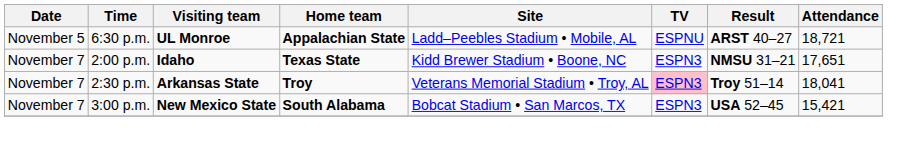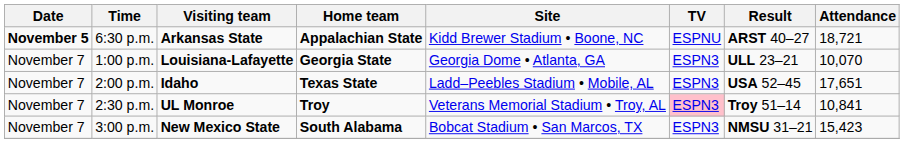(46, 38) normal -> (48, 38) bold
(193, 38) UL Monroe -> (212, 38) Arkansas State
(524, 38) Ladd–Peebles Stadium • Mobile, AL -> (536, 38) Kidd Brewer Stadium • Boone, NC
+ row: (125, 61)
(519, 61) Kidd Brewer Stadium • Boone, NC -> (541, 83) Ladd–Peebles Stadium • Mobile, AL
(753, 61) NMSU 31–21 -> (764, 83) USA 52–45
(208, 83) Arkansas State -> (197, 105) UL Monroe
(823, 83) 18,041 -> (841, 105) 10,841
(747, 105) USA 52–45 -> (770, 128) NMSU 31–21
(823, 105) 15,421 -> (841, 128) 15,423
